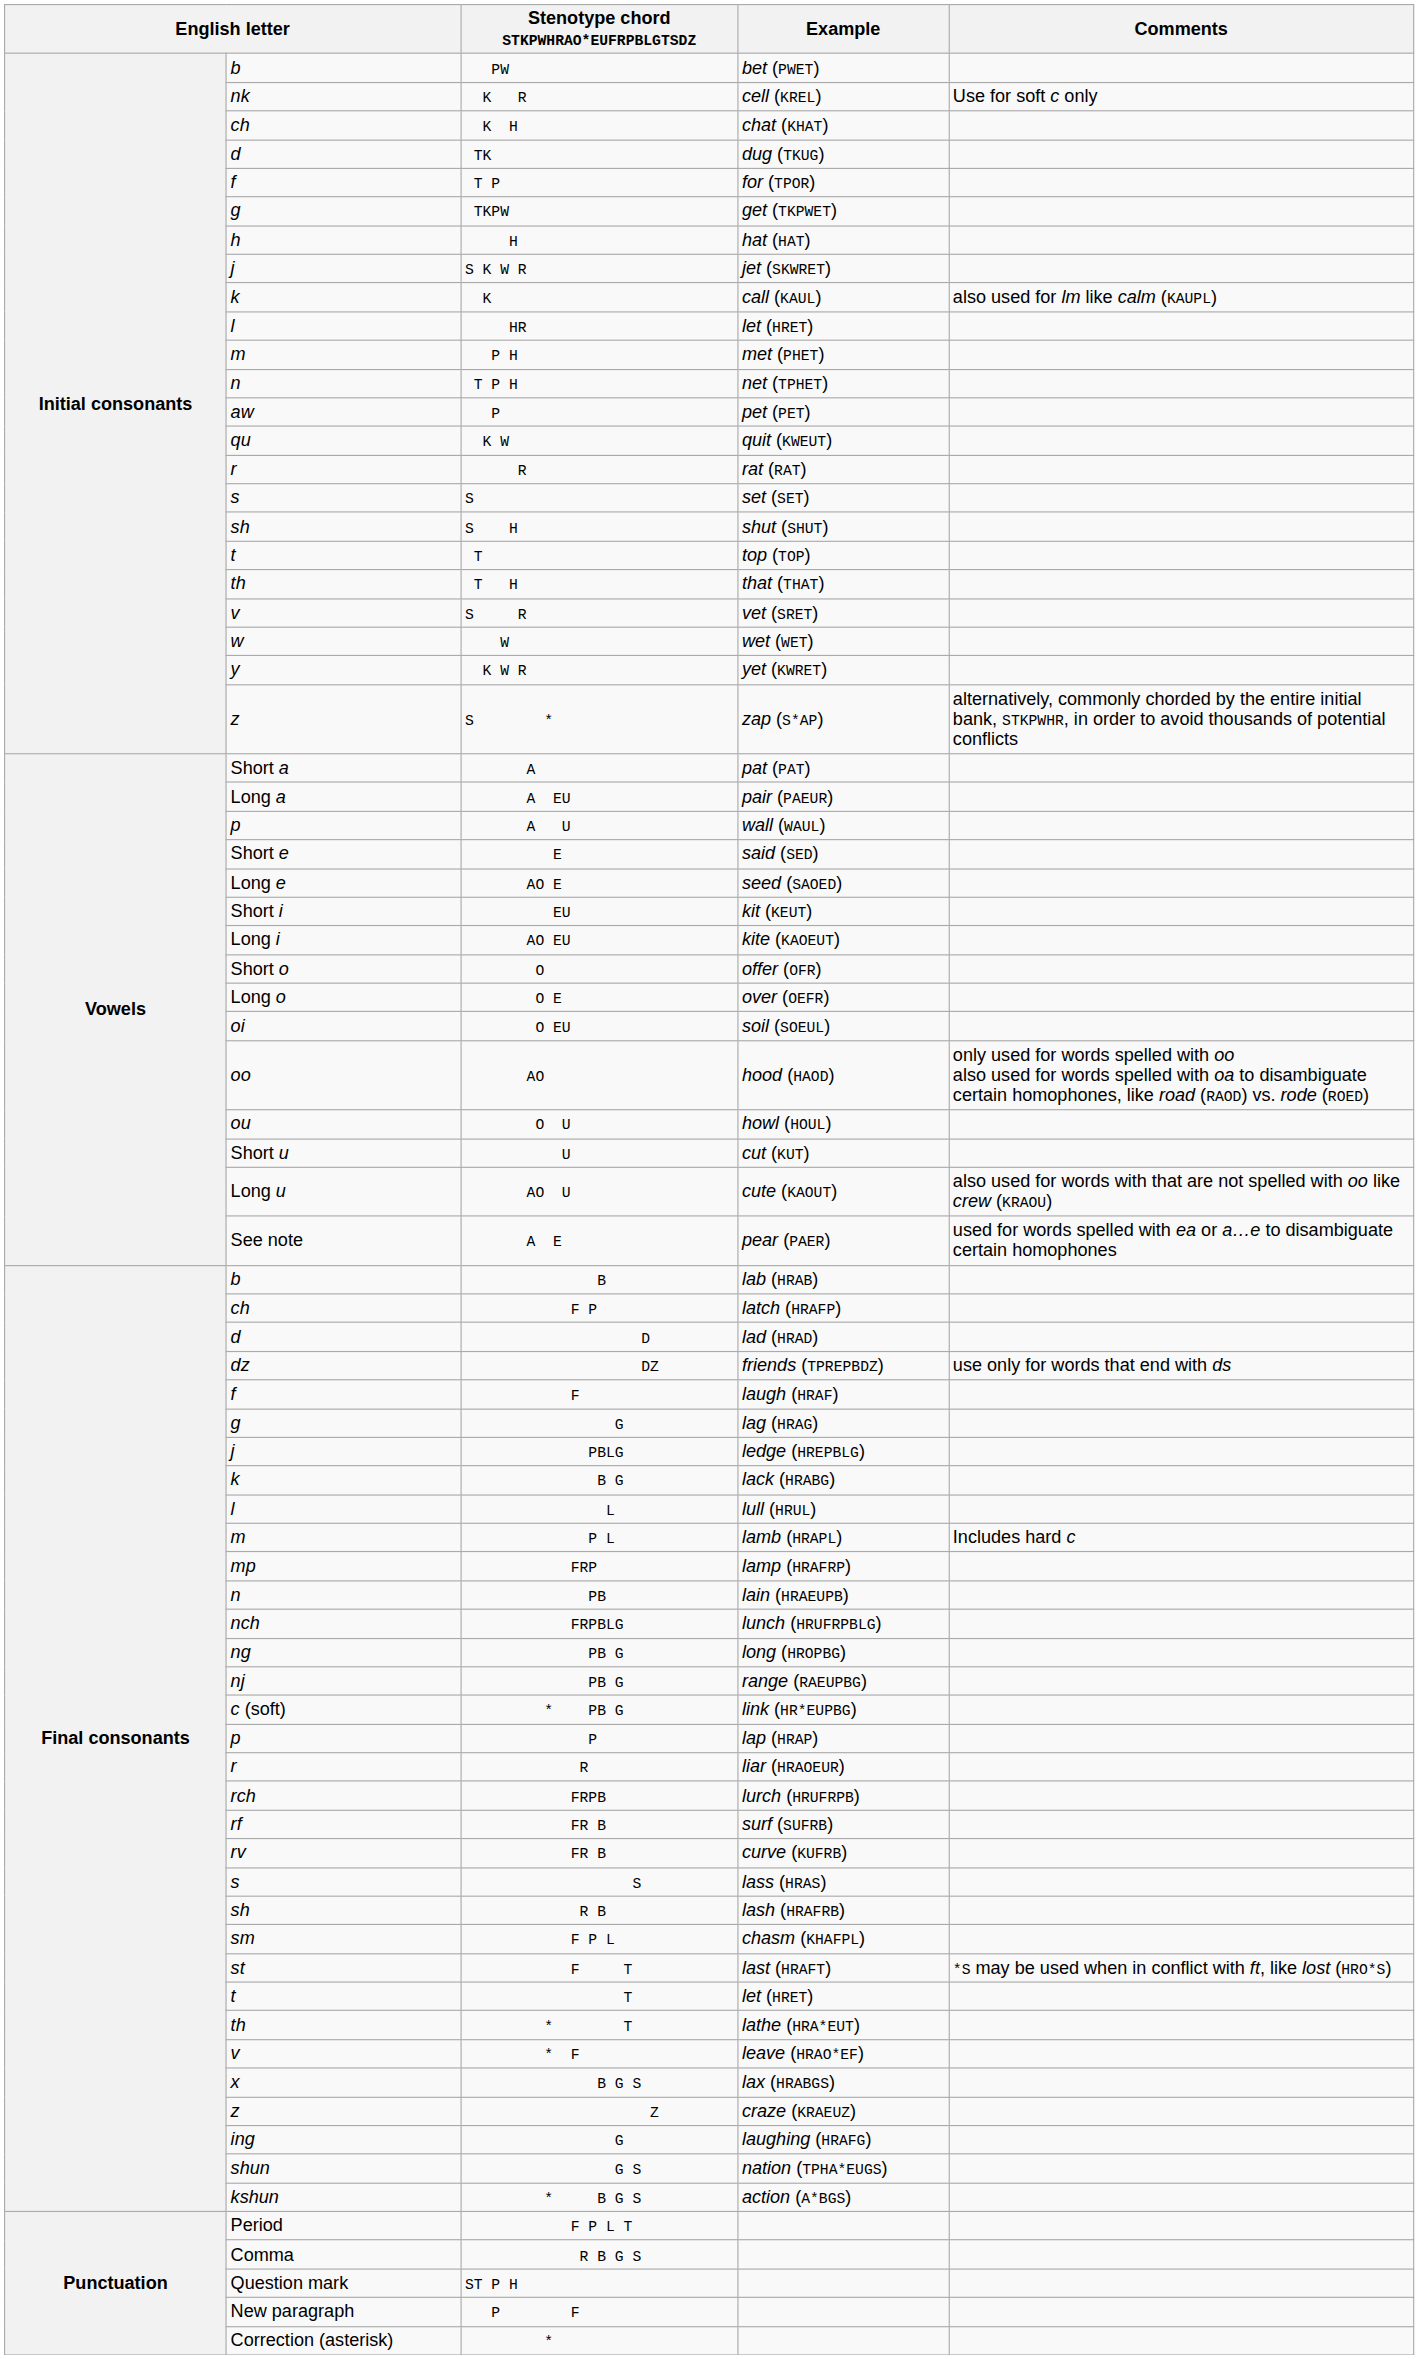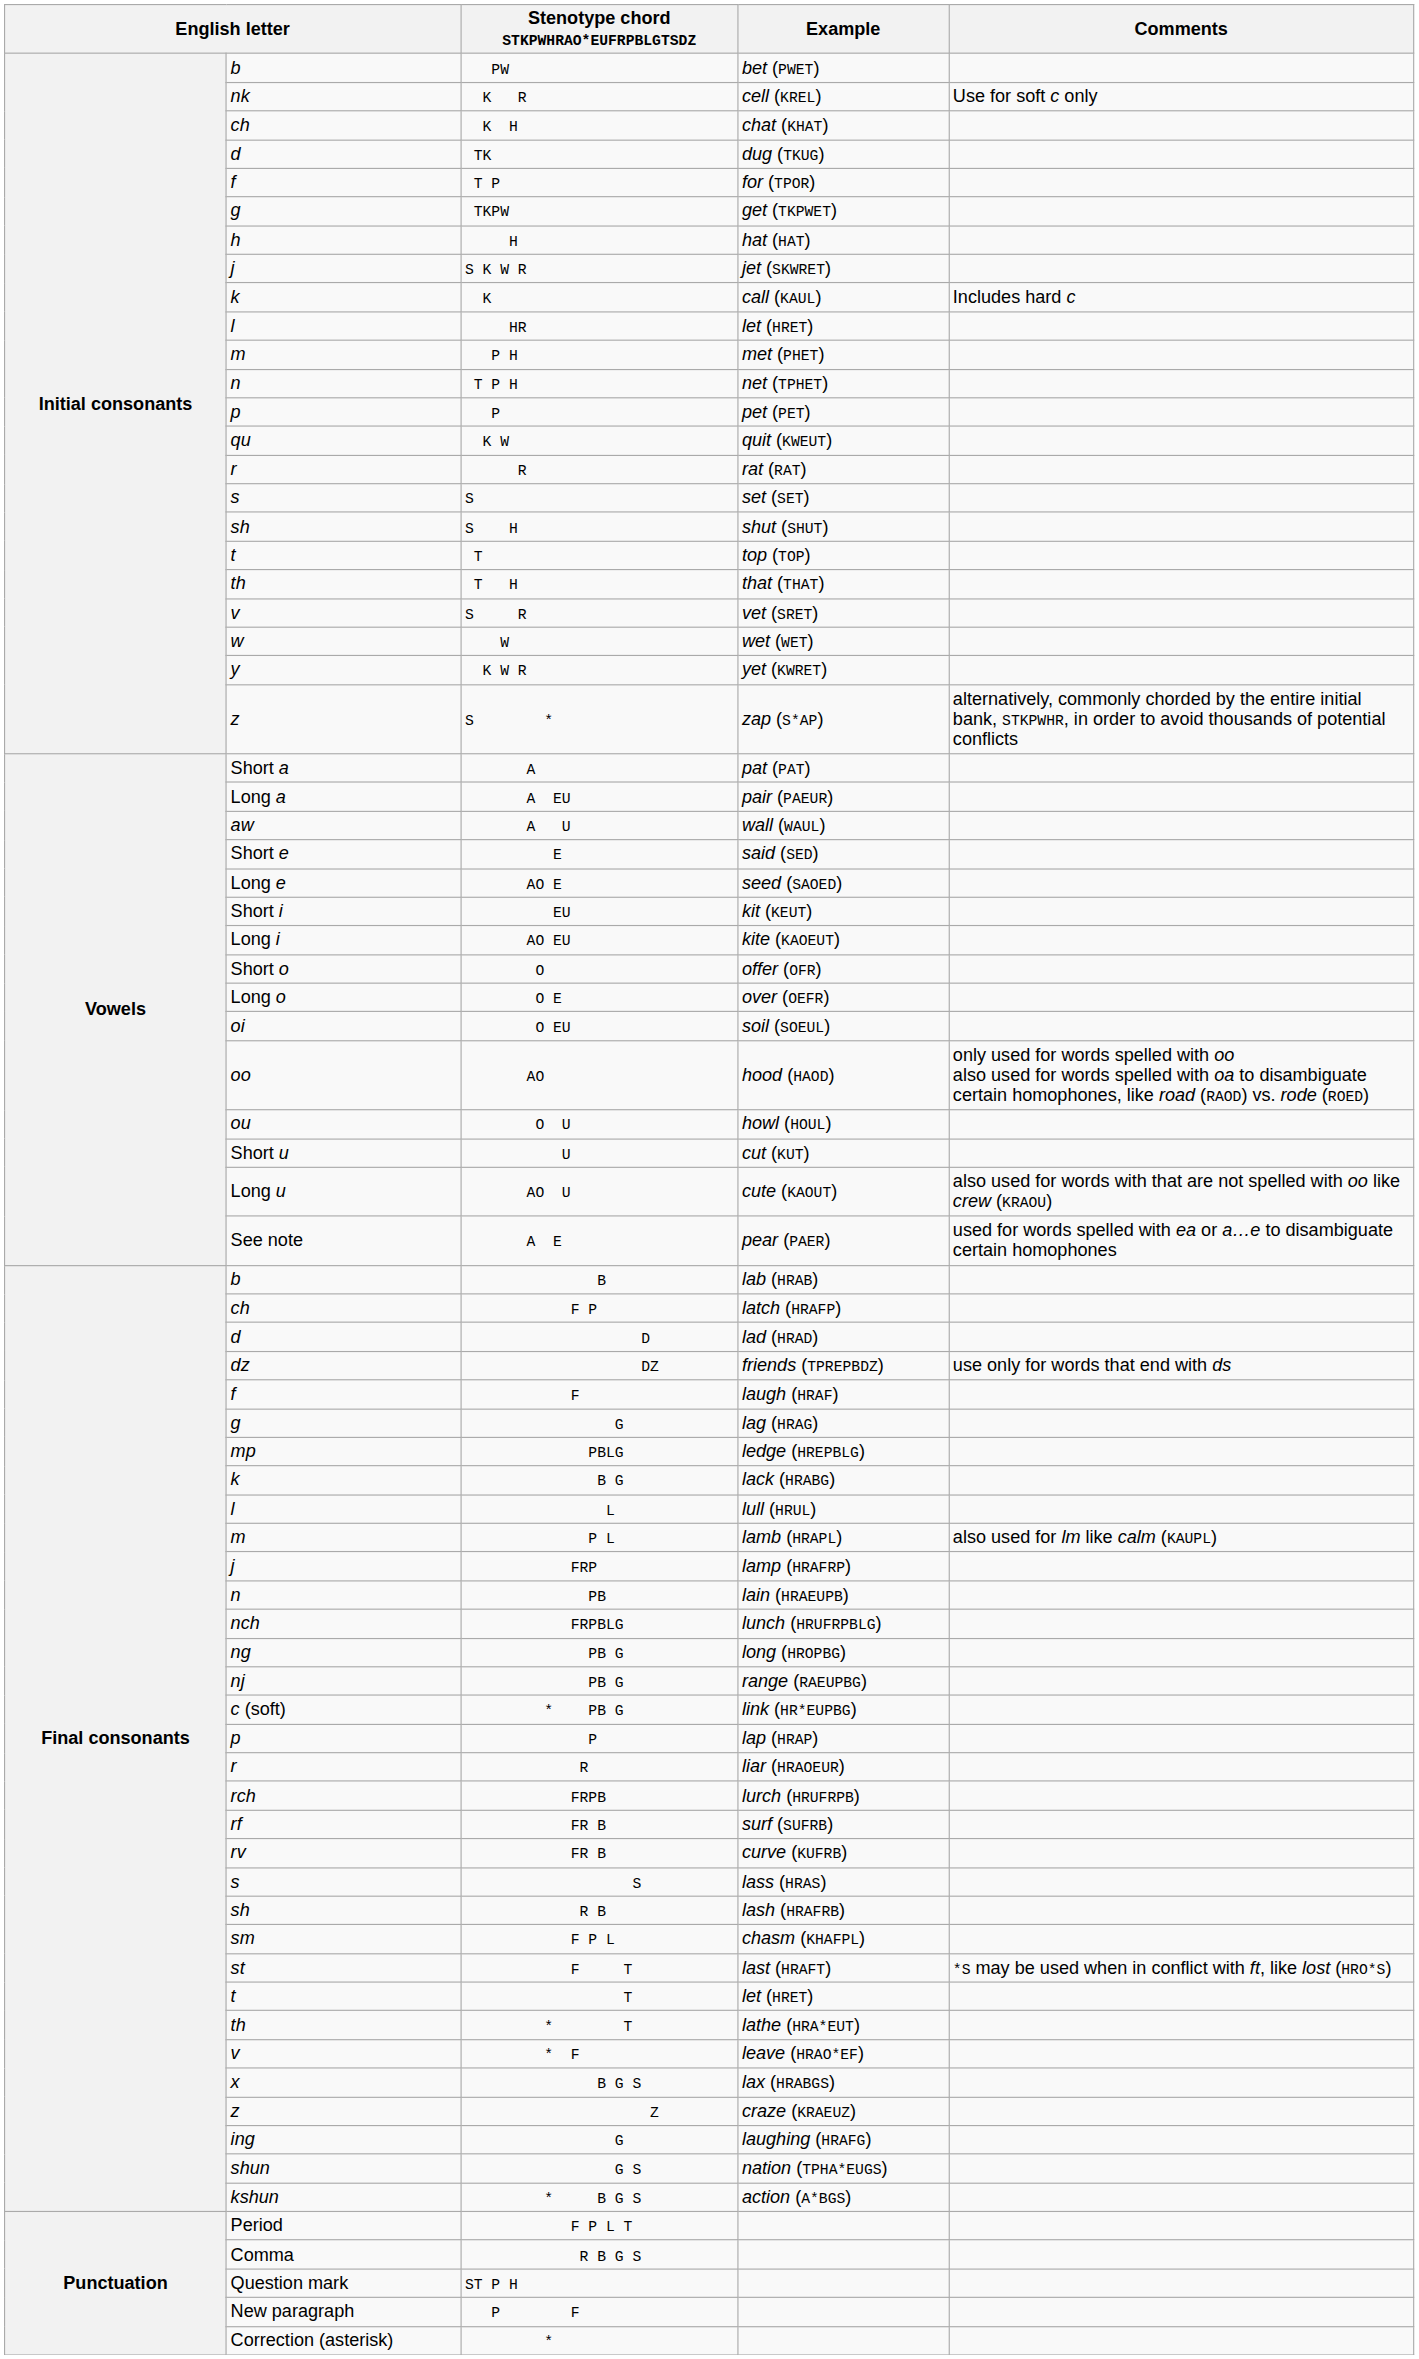(1085, 297) also used for lm like calm (KAUPL) -> (1014, 297) Includes hard c
(242, 411) aw -> (236, 411) p
(236, 825) p -> (242, 825) aw
(233, 1451) j -> (243, 1451) mp
(1014, 1537) Includes hard c -> (1085, 1538) also used for lm like calm (KAUPL)
(243, 1566) mp -> (233, 1566) j
